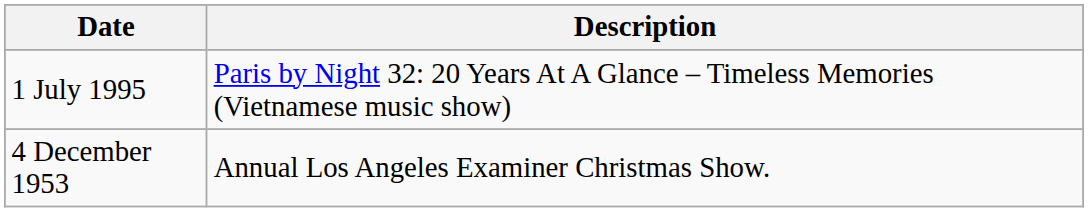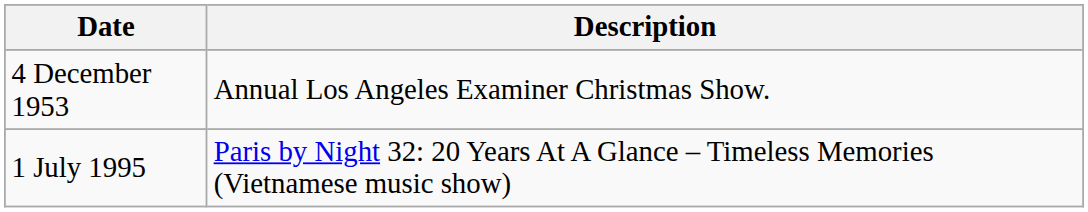rows swapped: (81, 167) <-> (79, 89)
